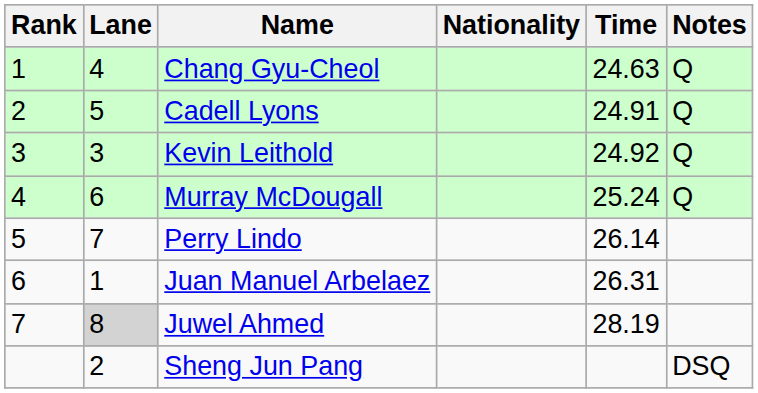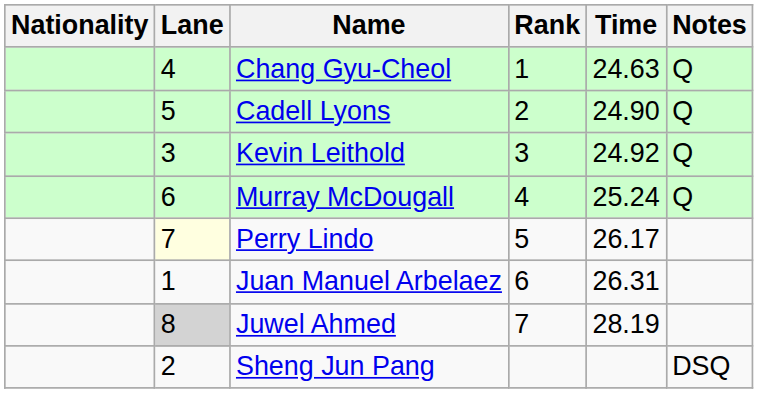columns swapped: (44, 25) <-> (511, 25)
(626, 111) 24.91 -> (626, 111) 24.90
(97, 238) no background -> (168, 238) lightyellow background
(626, 238) 26.14 -> (626, 238) 26.17
